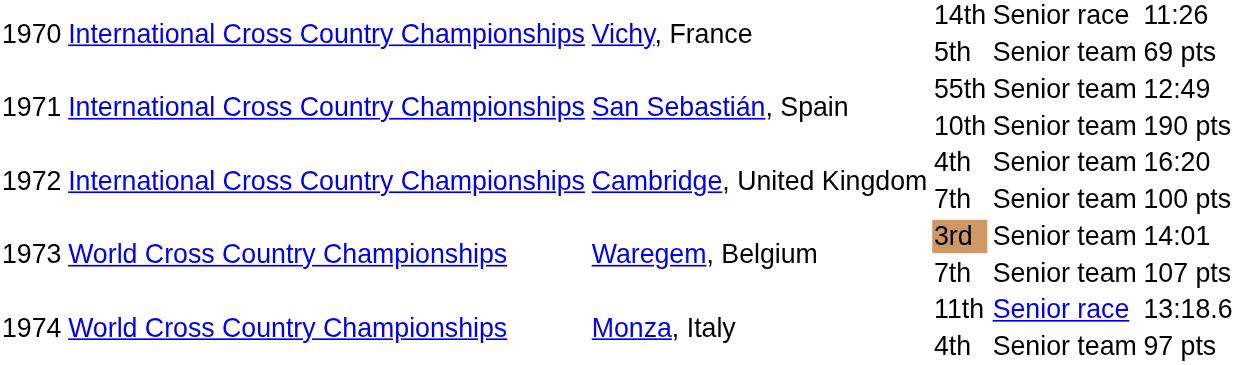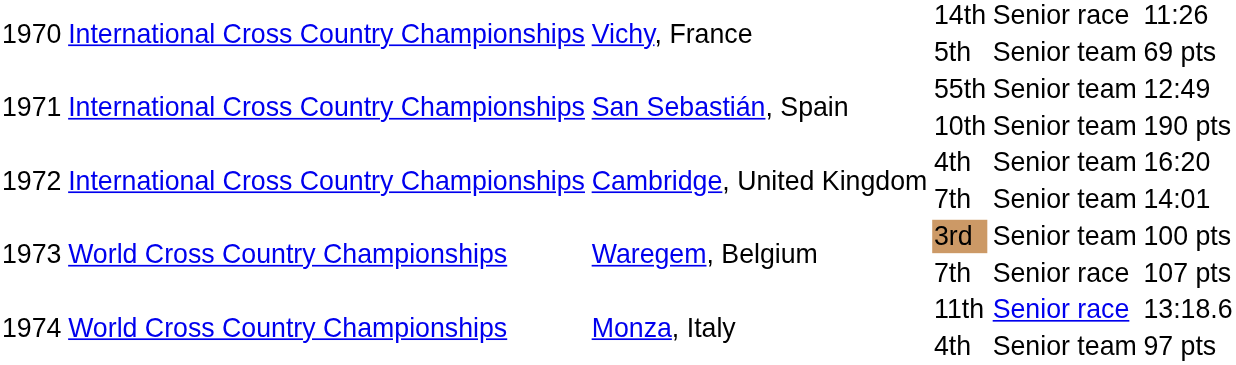(1187, 199) 100 pts -> (1177, 199) 14:01
(1177, 236) 14:01 -> (1187, 236) 100 pts
(1065, 272) Senior team -> (1061, 272) Senior race
